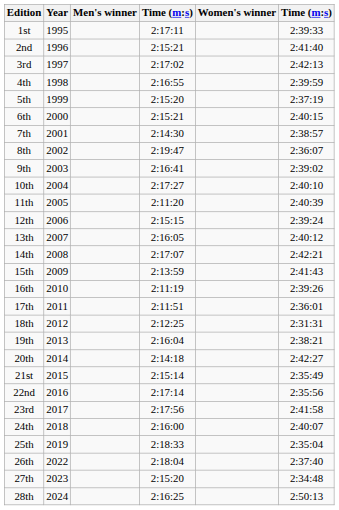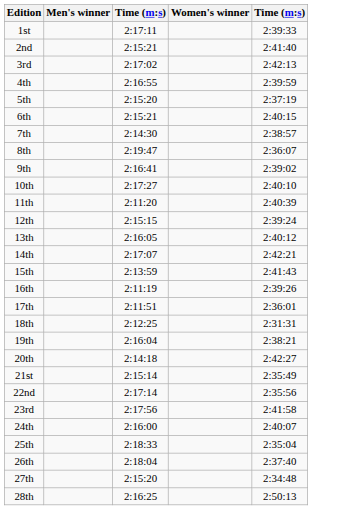- column: (57, 13)
